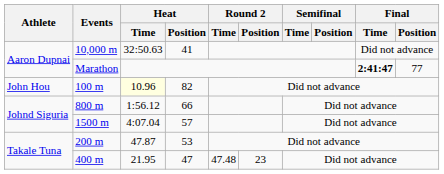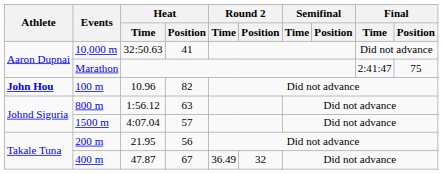(375, 68) bold -> (375, 68) normal
(417, 68) 77 -> (416, 68) 75
(28, 87) normal -> (30, 87) bold
(143, 87) lightyellow background -> (143, 87) no background
(187, 105) 66 -> (187, 105) 63
(143, 142) 47.87 -> (143, 142) 21.95
(187, 142) 53 -> (187, 142) 56
(143, 160) 21.95 -> (143, 160) 47.87
(187, 160) 47 -> (187, 160) 67
(224, 160) 47.48 -> (224, 160) 36.49
(260, 160) 23 -> (260, 160) 32
